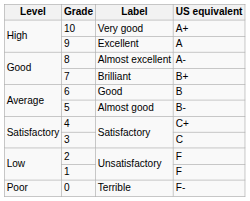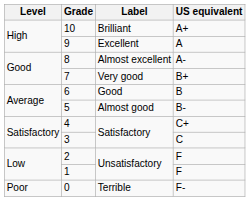(120, 28) Very good -> (114, 28) Brilliant
(114, 76) Brilliant -> (120, 76) Very good
